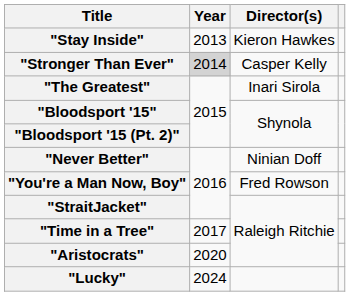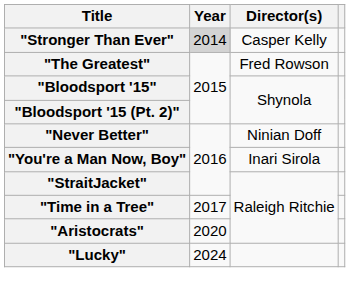- row: (97, 40)
(284, 87) Inari Sirola -> (284, 64) Fred Rowson
(284, 183) Fred Rowson -> (284, 159) Inari Sirola
